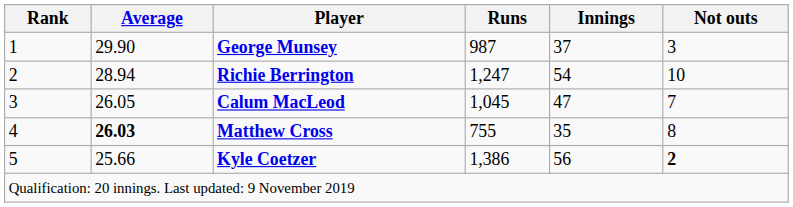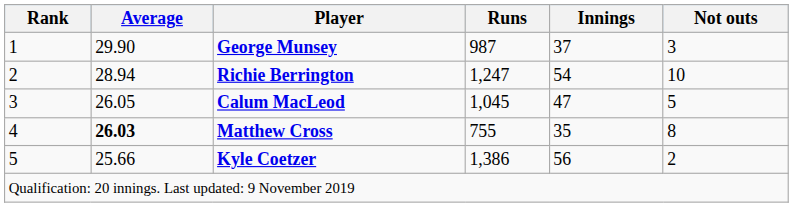(672, 103) 7 -> (672, 103) 5
(672, 159) bold -> (672, 159) normal
